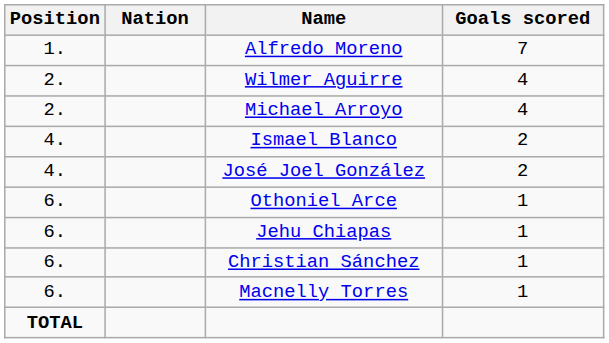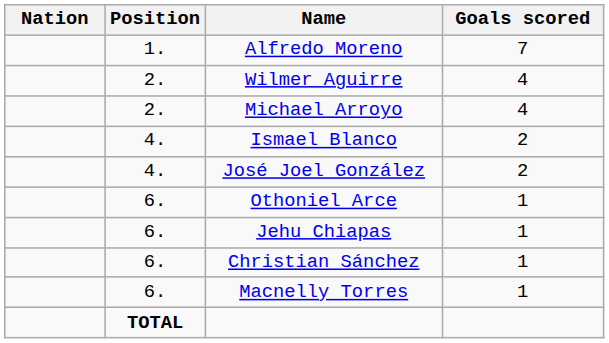columns swapped: (55, 20) <-> (155, 20)
